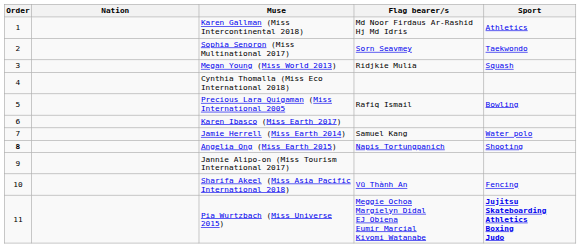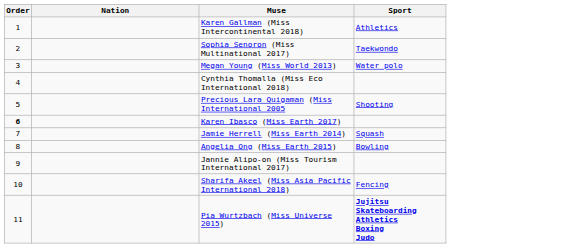- column: (419, 11)
(500, 66) Squash -> (379, 66) Water polo
(502, 105) Bowling -> (375, 105) Shooting
(18, 122) normal -> (18, 122) bold
(509, 134) Water polo -> (370, 134) Squash
(18, 147) bold -> (18, 147) normal
(504, 147) Shooting -> (372, 147) Bowling
